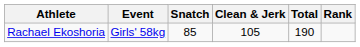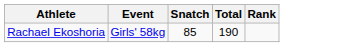- column: (250, 14)
